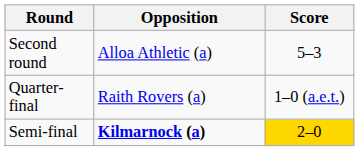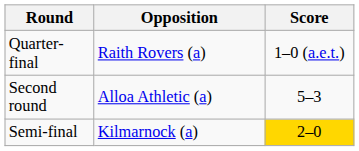rows swapped: (33, 52) <-> (36, 97)
(151, 132) bold -> (148, 132) normal
